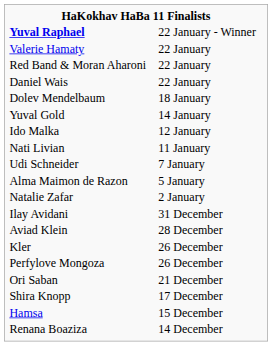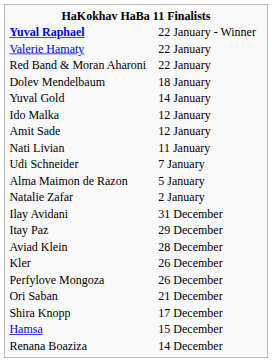- row: (39, 82)
+ row: (35, 131)
+ row: (29, 230)
